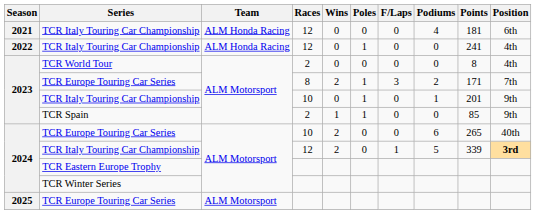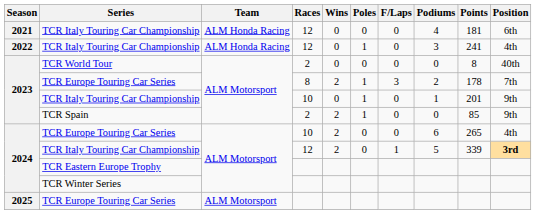(436, 47) 0 -> (436, 47) 3
(511, 64) 4th -> (511, 64) 40th
(474, 81) 171 -> (474, 81) 178
(337, 116) 1 -> (337, 116) 2
(511, 133) 40th -> (511, 133) 4th
